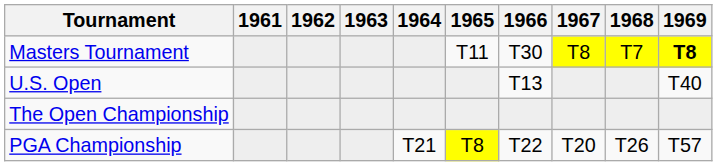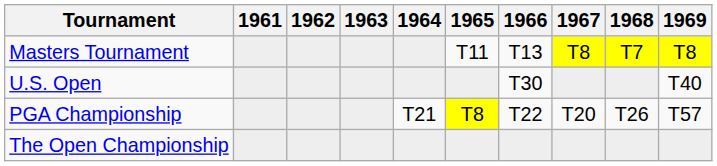(525, 52) T30 -> (525, 52) T13
(685, 52) bold -> (685, 52) normal
(525, 83) T13 -> (525, 83) T30
rows swapped: (119, 114) <-> (95, 146)
